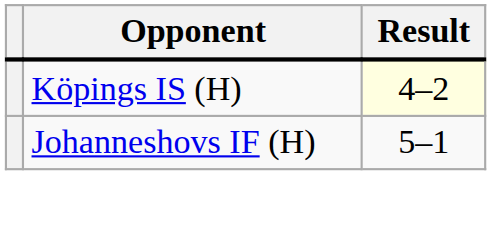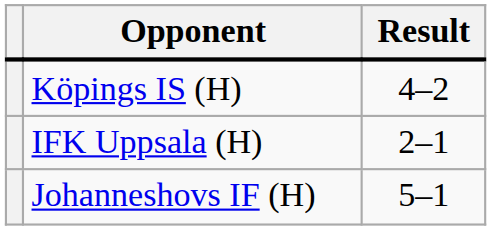(424, 87) lightyellow background -> (424, 87) no background
+ row: (147, 141)
